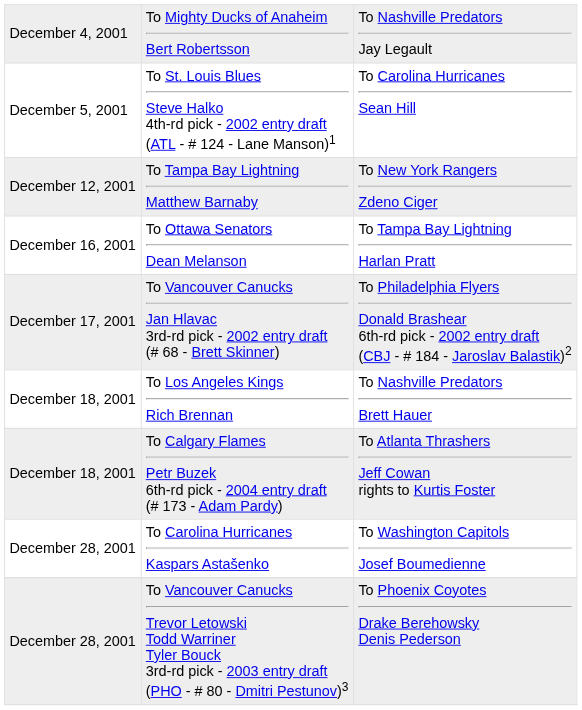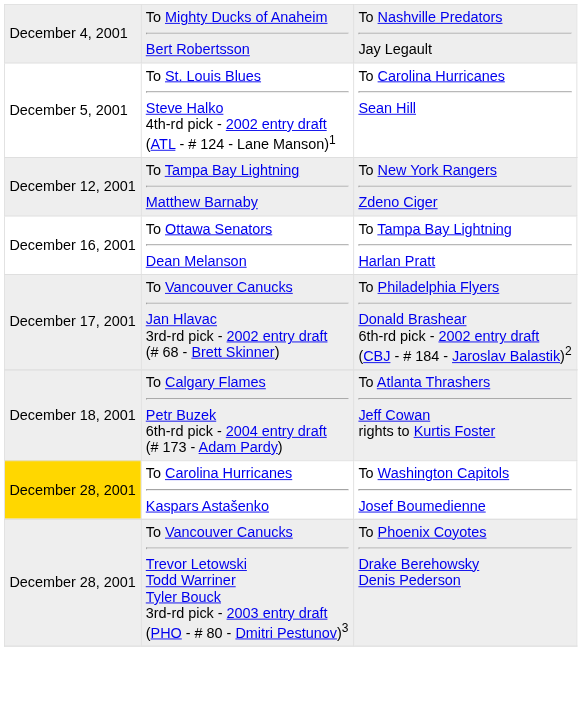- row: (247, 398)
(73, 548) no background -> (73, 489) gold background
